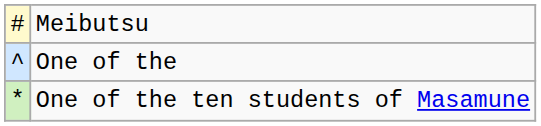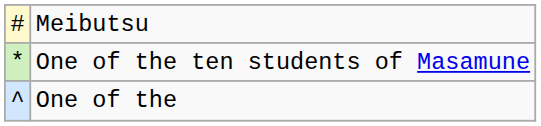rows swapped: (283, 101) <-> (106, 62)
